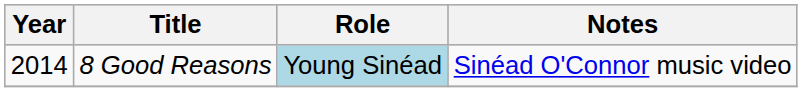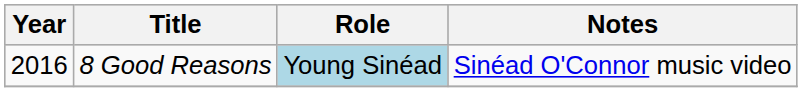(39, 65) 2014 -> (39, 65) 2016
